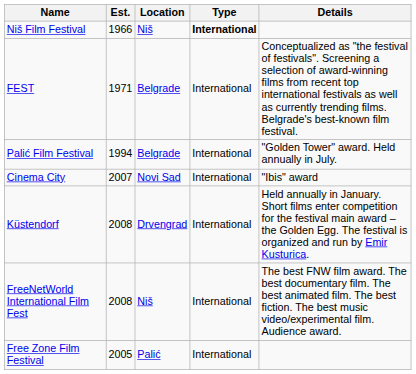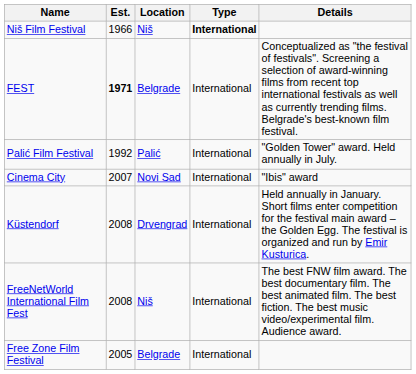(120, 89) normal -> (120, 89) bold
(120, 154) 1994 -> (120, 154) 1992
(159, 154) Belgrade -> (149, 154) Palić
(149, 355) Palić -> (159, 355) Belgrade
